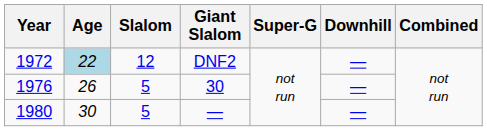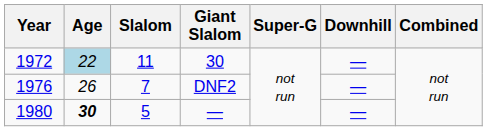(145, 61) 12 -> (145, 61) 11
(215, 61) DNF2 -> (215, 61) 30
(145, 86) 5 -> (145, 86) 7
(215, 86) 30 -> (215, 86) DNF2
(87, 112) normal -> (87, 112) bold
